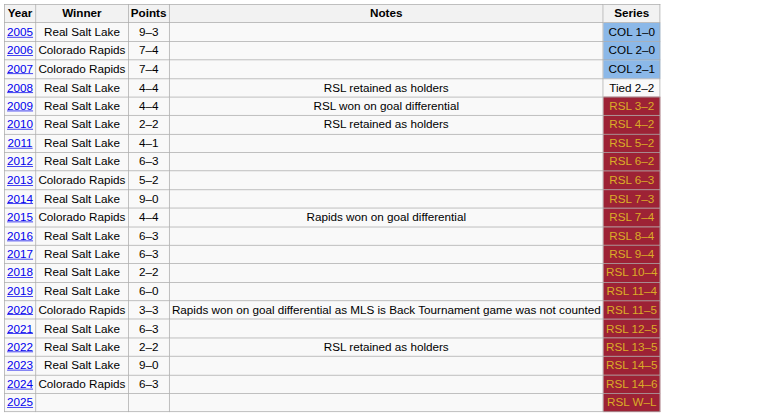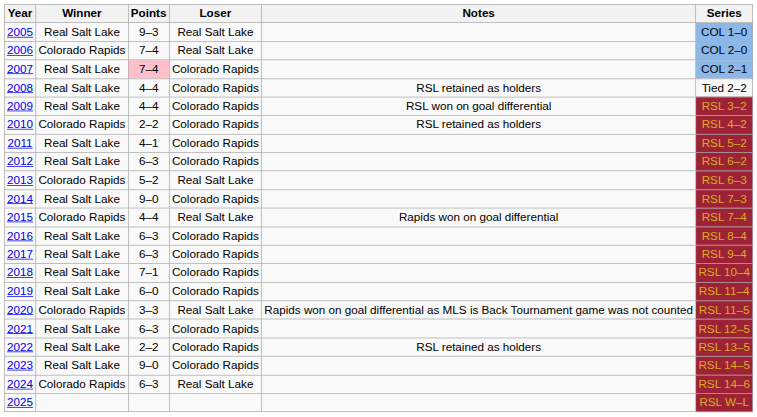+ column: (215, 13)
(82, 69) Colorado Rapids -> (82, 69) Real Salt Lake
(149, 69) no background -> (149, 69) pink background
(82, 124) Real Salt Lake -> (82, 124) Colorado Rapids
(149, 273) 2–2 -> (149, 273) 7–1
